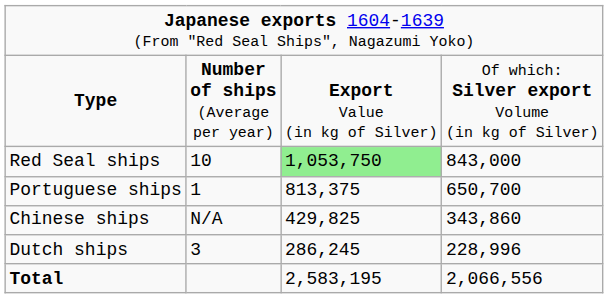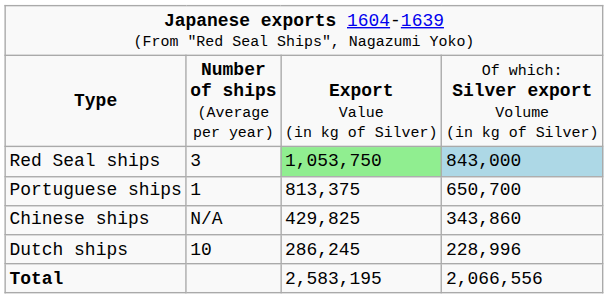(201, 162) 10 -> (196, 162) 3
(484, 162) no background -> (484, 162) lightblue background
(196, 249) 3 -> (201, 249) 10
